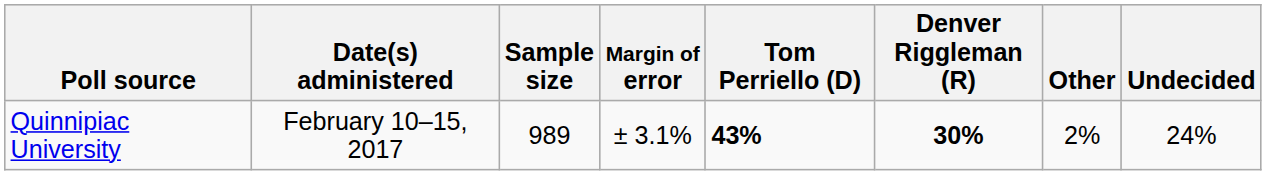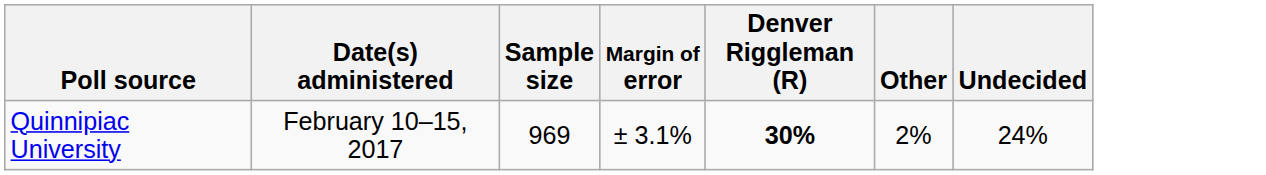- column: (790, 66)
(549, 134) 989 -> (549, 134) 969
